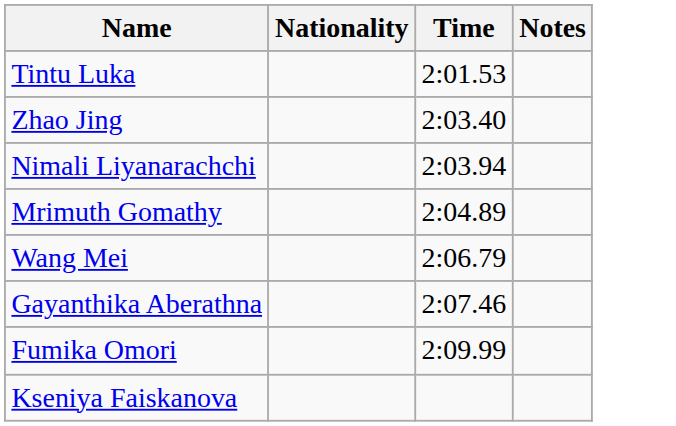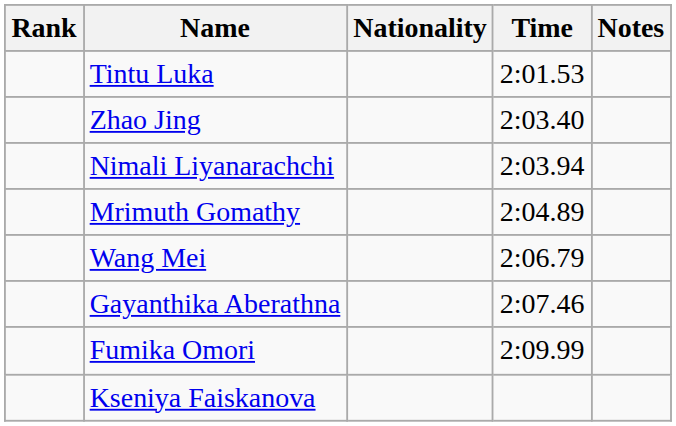+ column: (44, 27)
